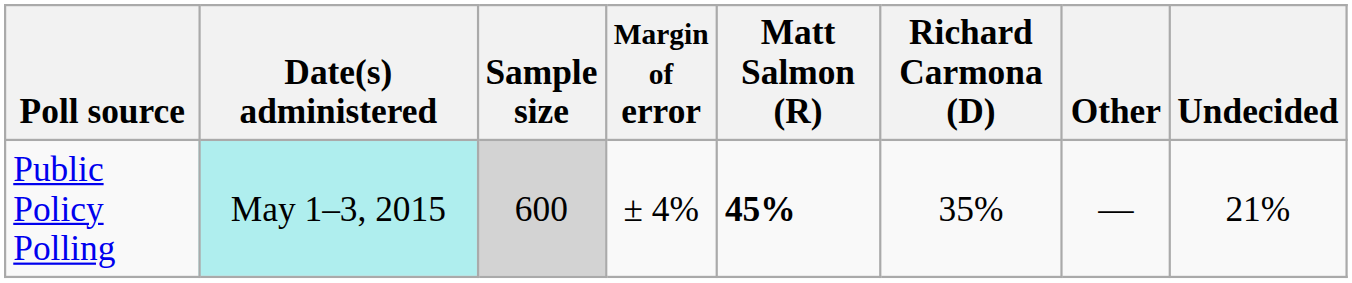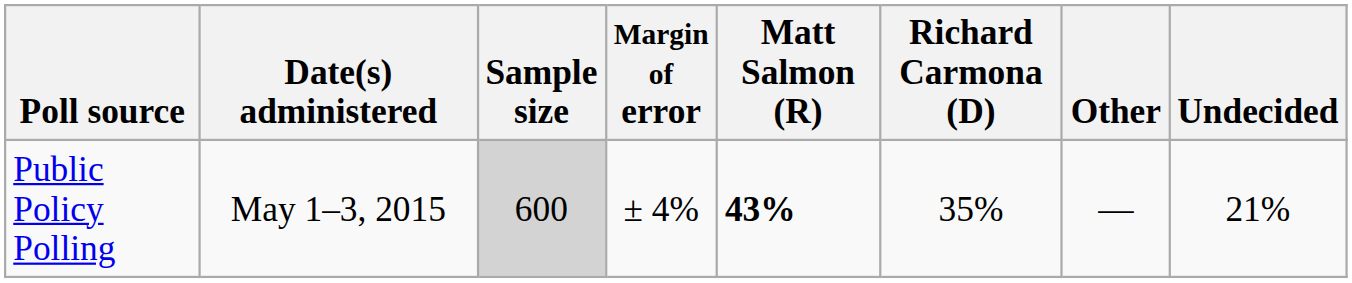(338, 207) paleturquoise background -> (338, 207) no background
(760, 207) 45% -> (760, 207) 43%
